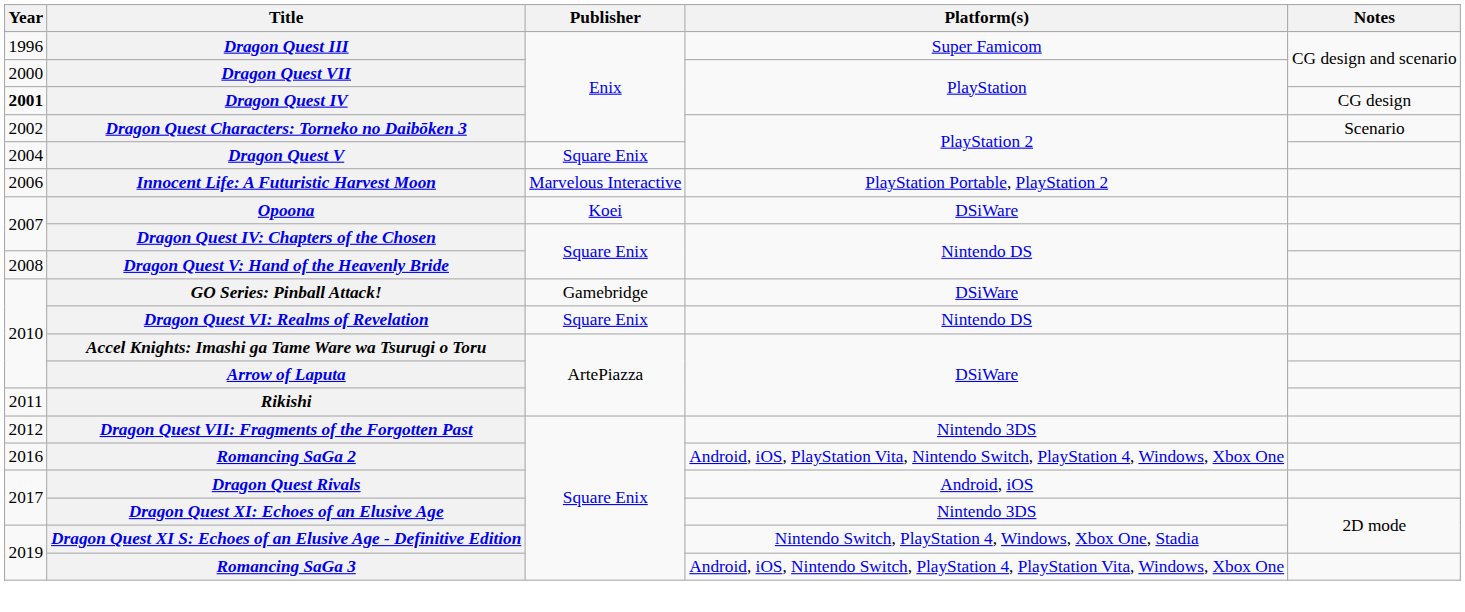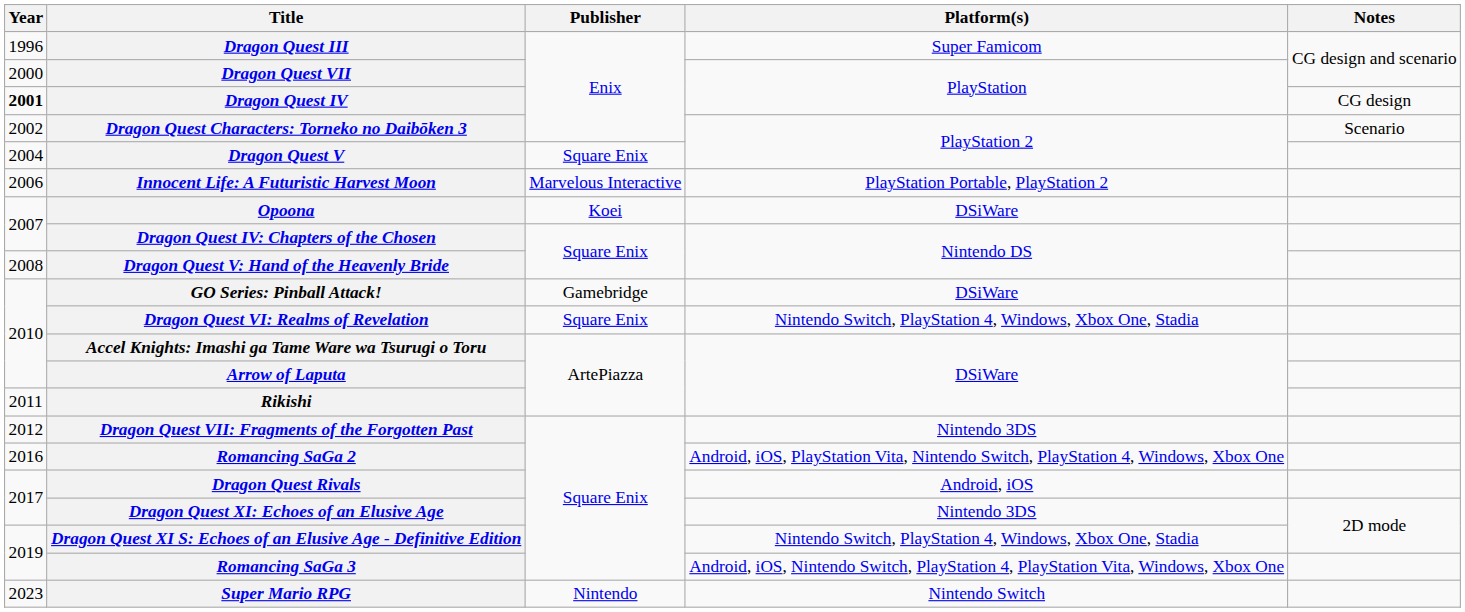(987, 319) Nintendo DS -> (987, 319) Nintendo Switch, PlayStation 4, Windows, Xbox One, Stadia
+ row: (286, 593)
